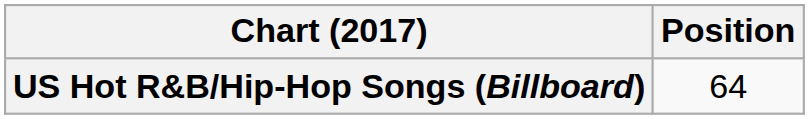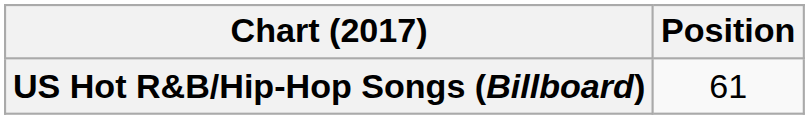(728, 85) 64 -> (728, 85) 61
